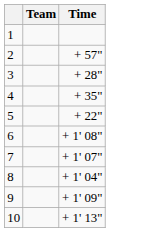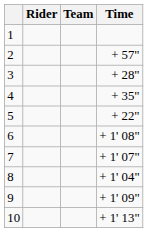+ column: (42, 14)
